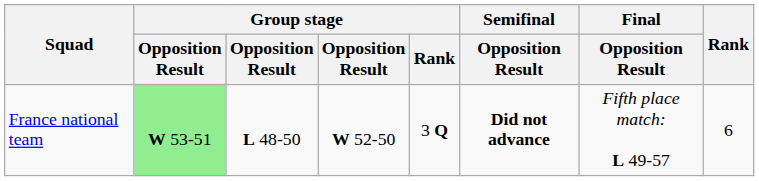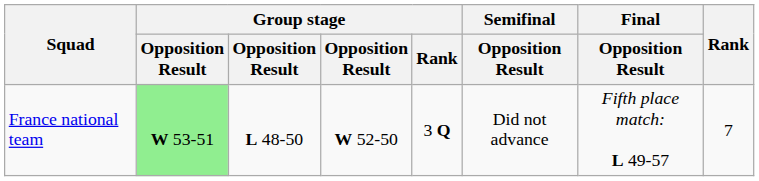(519, 130) bold -> (520, 130) normal
(728, 130) 6 -> (728, 130) 7
